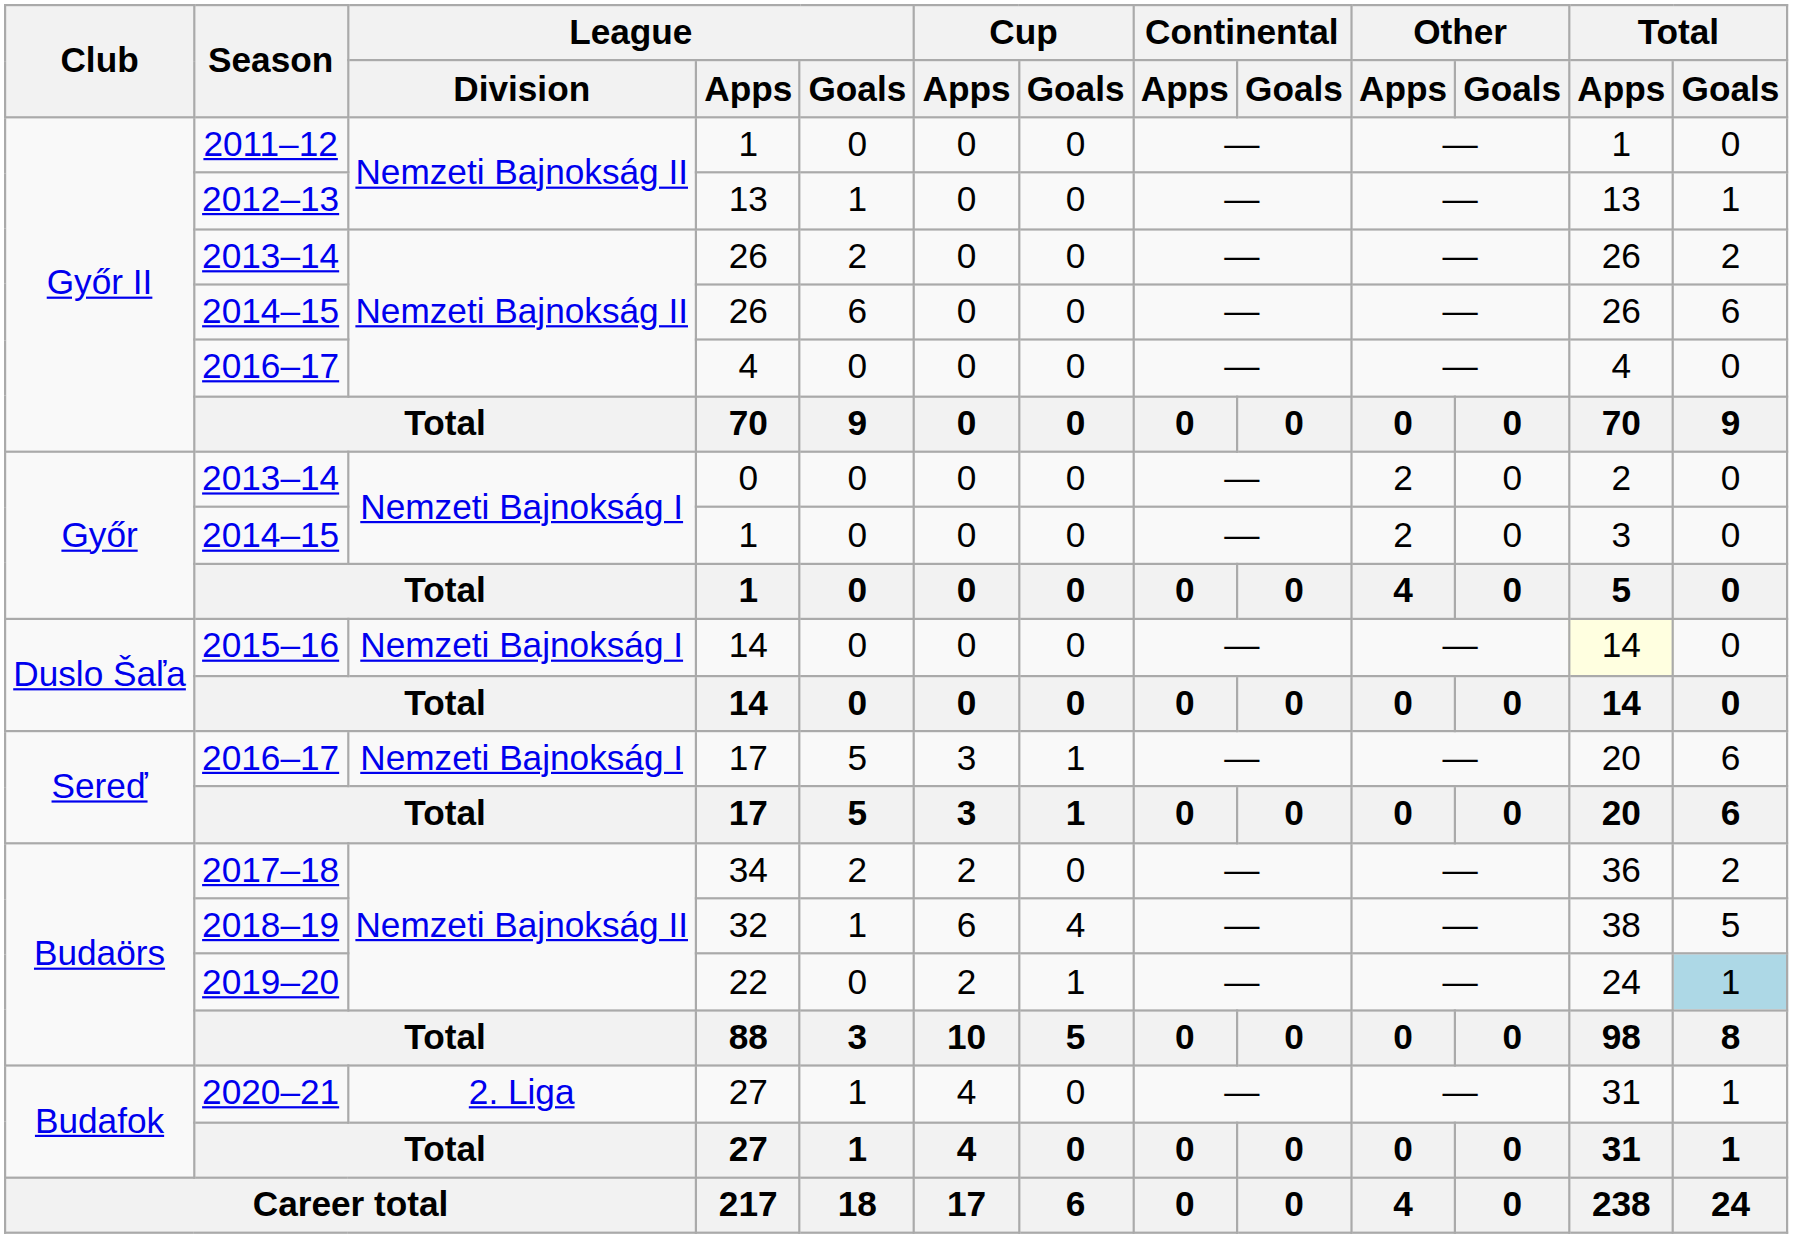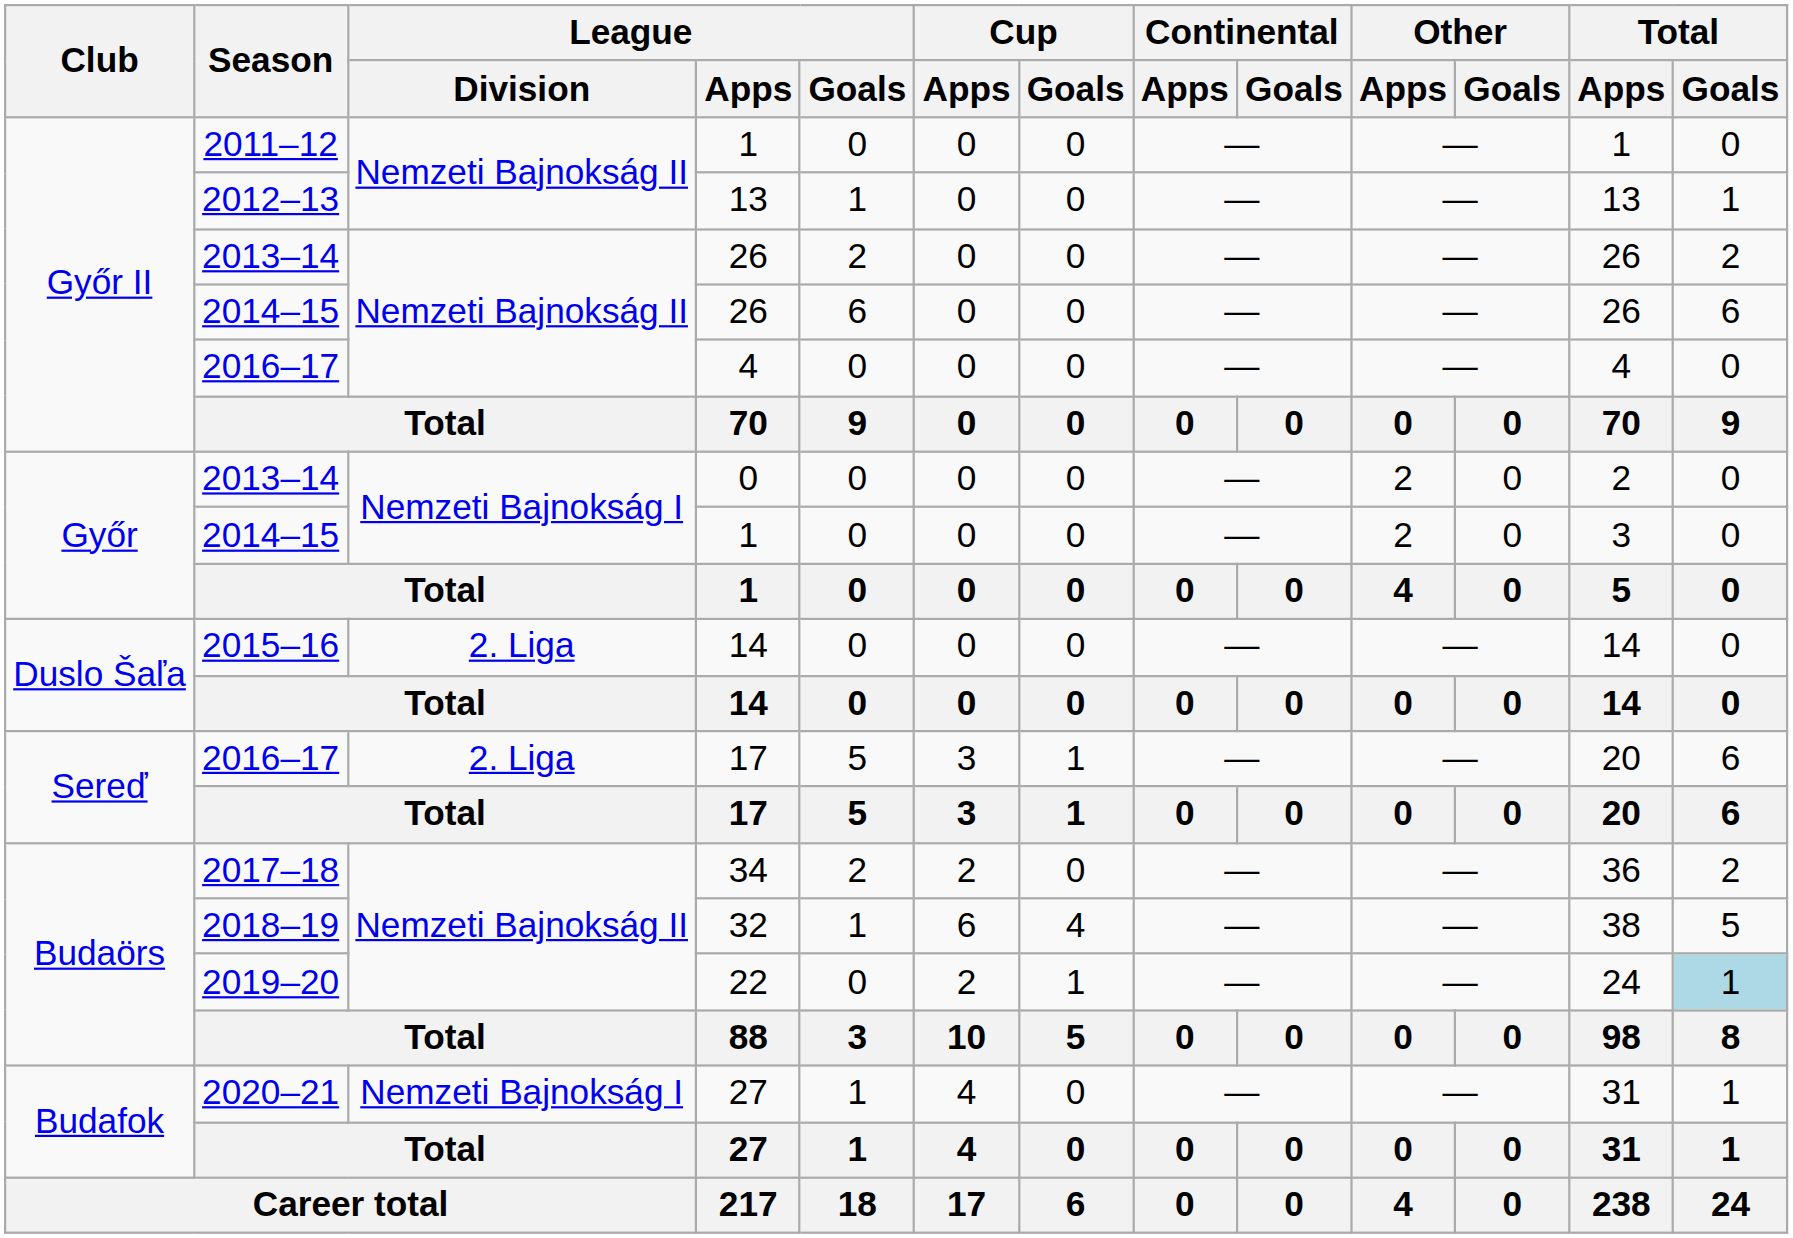(522, 646) Nemzeti Bajnokság I -> (522, 646) 2. Liga
(1621, 646) lightyellow background -> (1621, 646) no background
(522, 758) Nemzeti Bajnokság I -> (522, 758) 2. Liga
(522, 1093) 2. Liga -> (522, 1093) Nemzeti Bajnokság I
